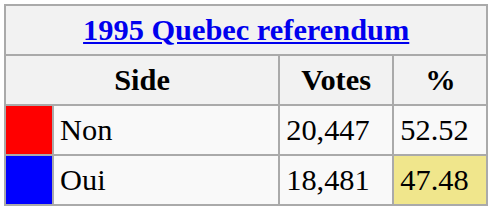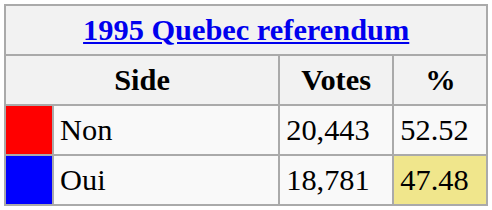(328, 130) 20,447 -> (328, 130) 20,443
(328, 180) 18,481 -> (328, 180) 18,781
